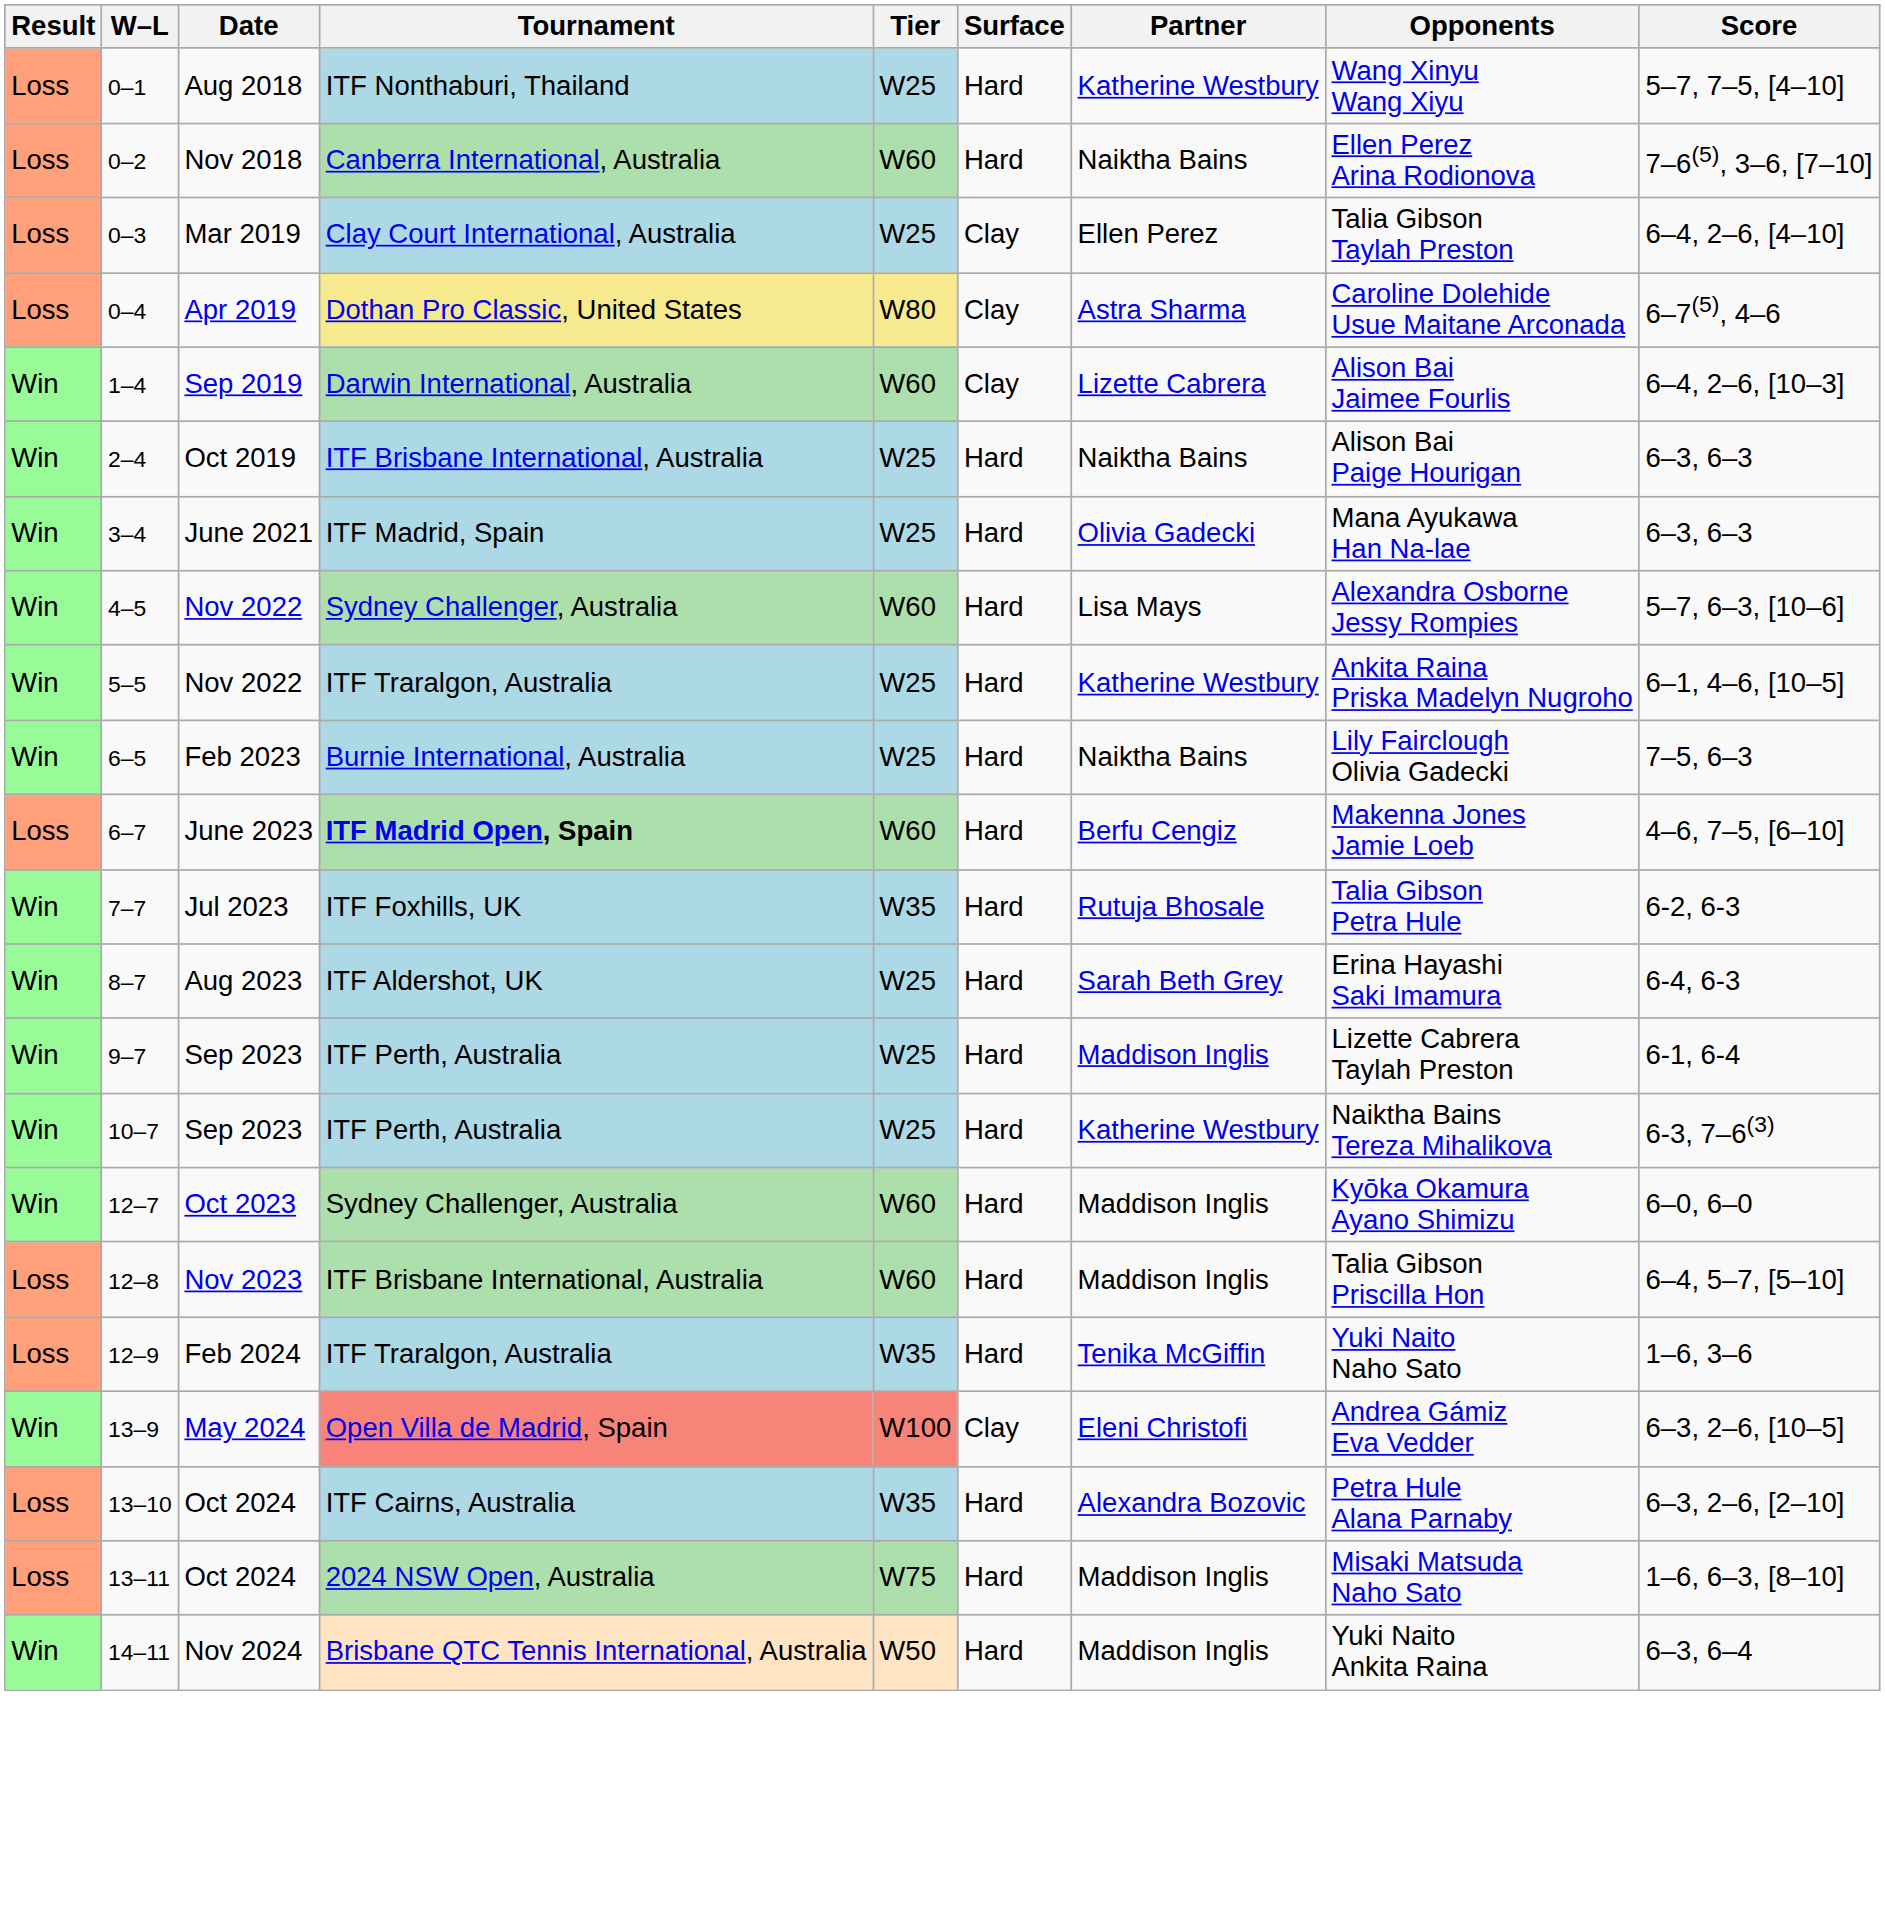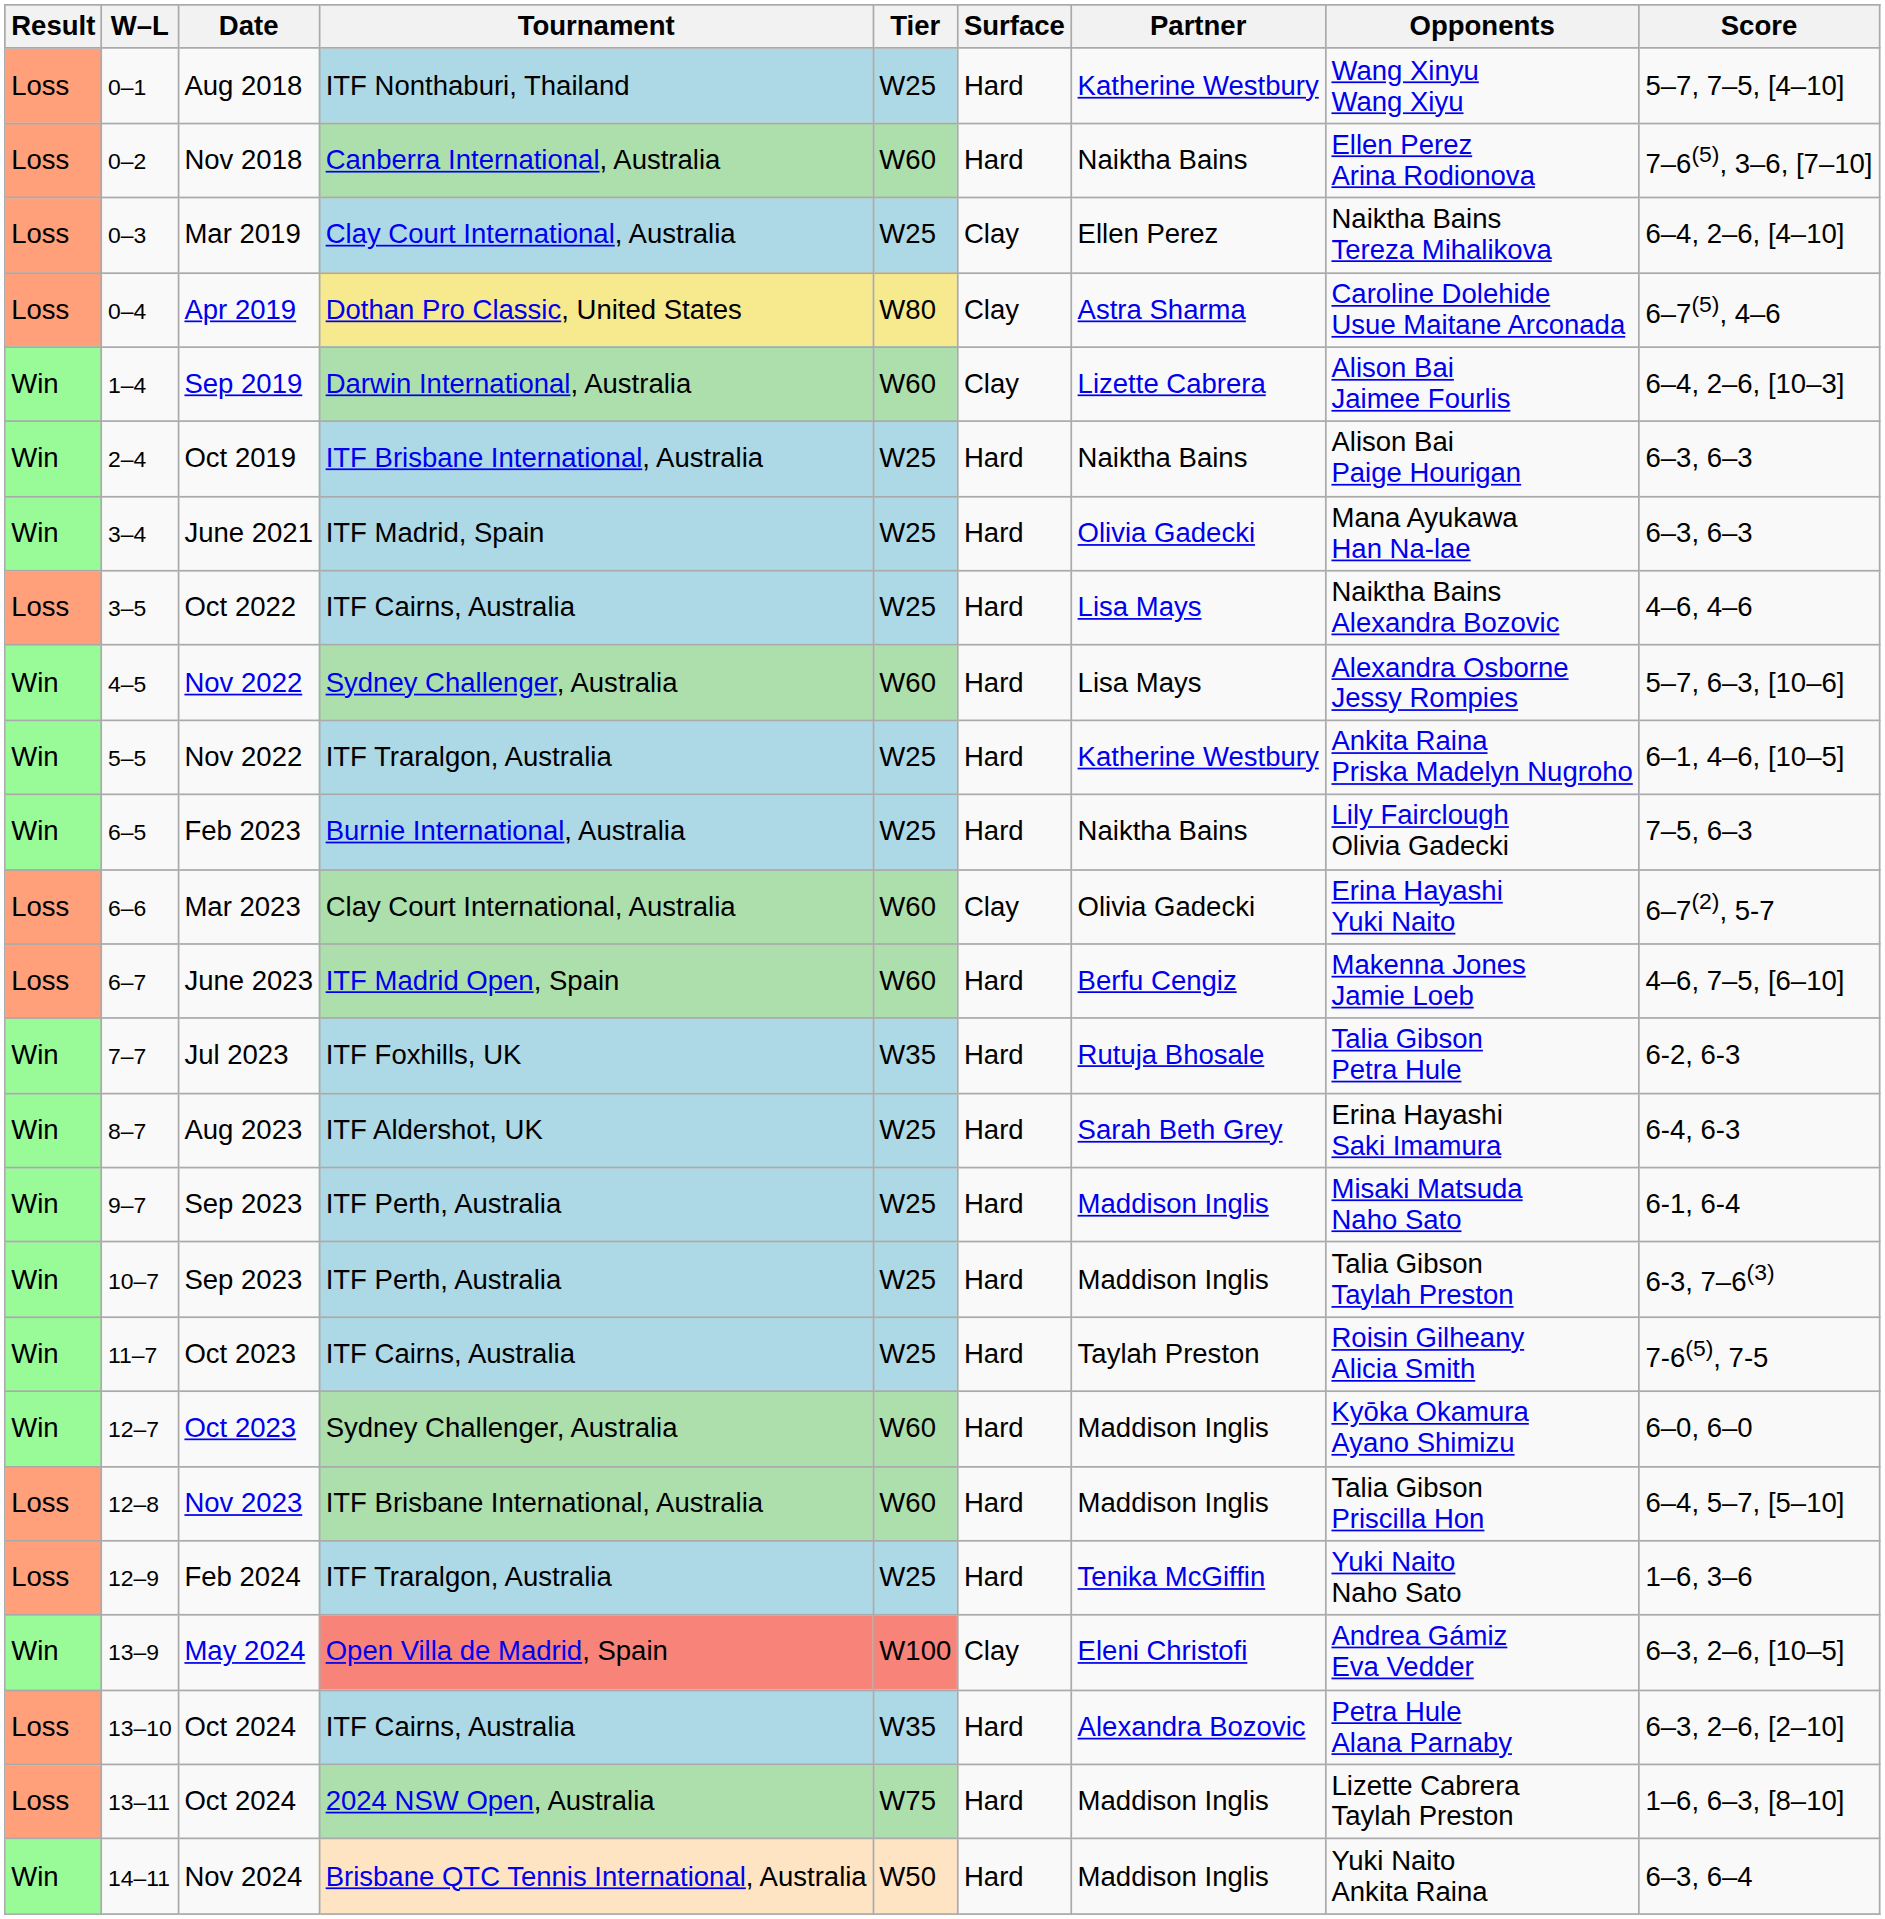(1422, 234) Talia Gibson Taylah Preston -> (1442, 234) Naiktha Bains Tereza Mihalikova
+ row: (127, 609)
+ row: (127, 907)
(479, 831) bold -> (473, 980) normal
(1426, 1055) Lizette Cabrera Taylah Preston -> (1427, 1204) Misaki Matsuda Naho Sato
(1198, 1129) Katherine Westbury -> (1173, 1279) Maddison Inglis
(1442, 1129) Naiktha Bains Tereza Mihalikova -> (1422, 1279) Talia Gibson Taylah Preston
+ row: (133, 1355)
(908, 1353) W35 -> (908, 1577) W25
(1427, 1577) Misaki Matsuda Naho Sato -> (1426, 1801) Lizette Cabrera Taylah Preston
